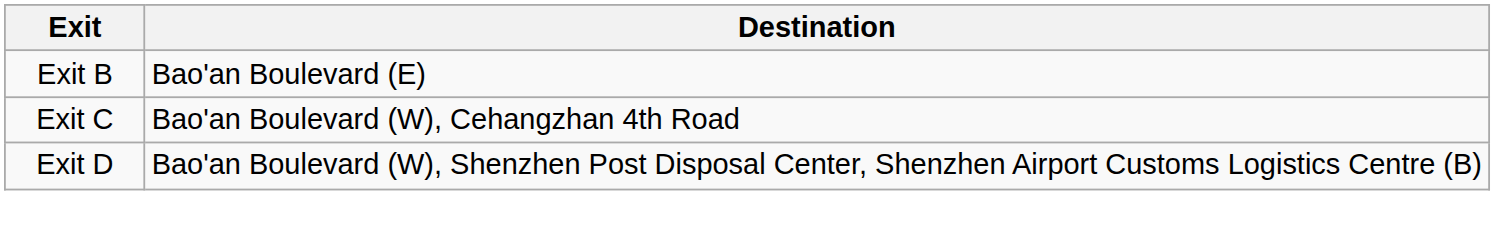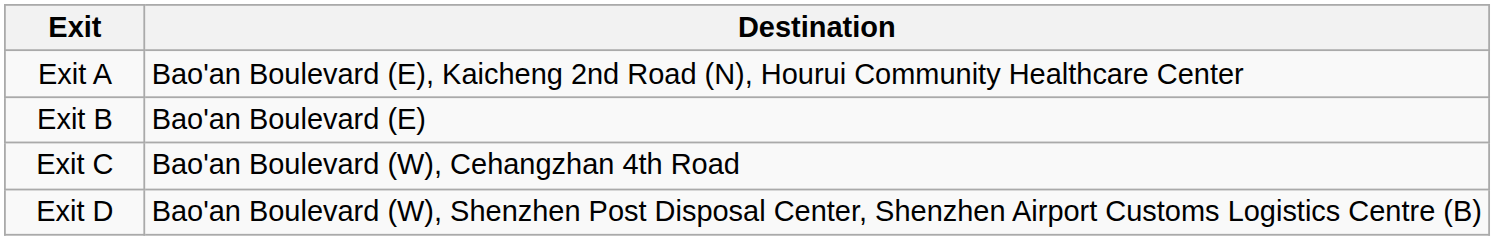+ row: (75, 73)
